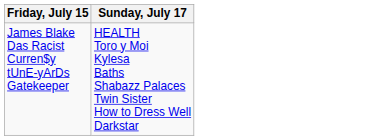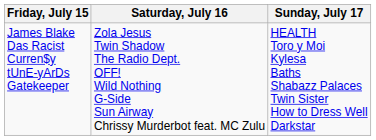+ column: (179, 13)
